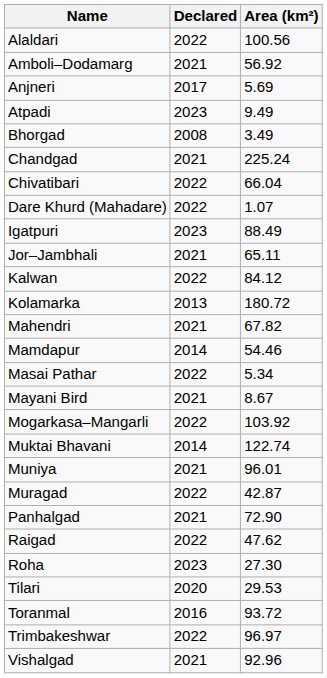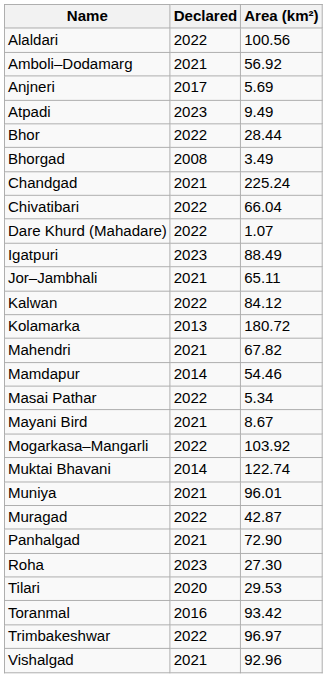+ row: (24, 135)
- row: (32, 541)
(263, 612) 93.72 -> (263, 612) 93.42
